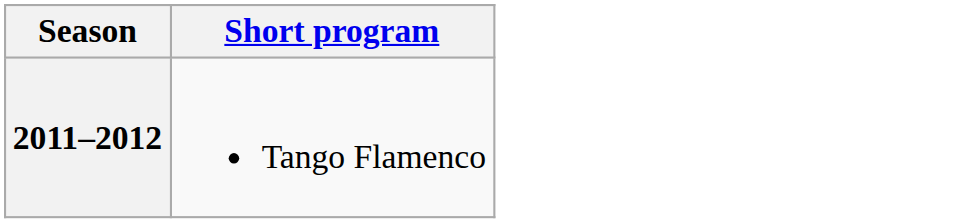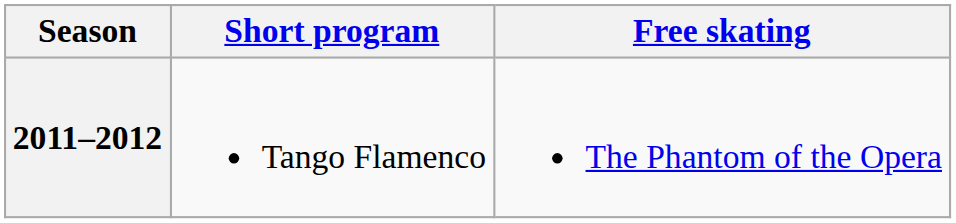+ column: (722, 31)
